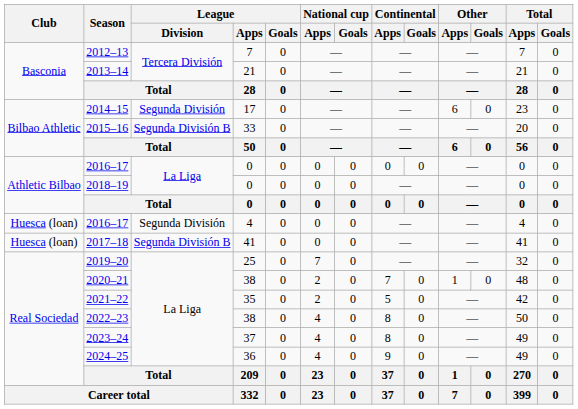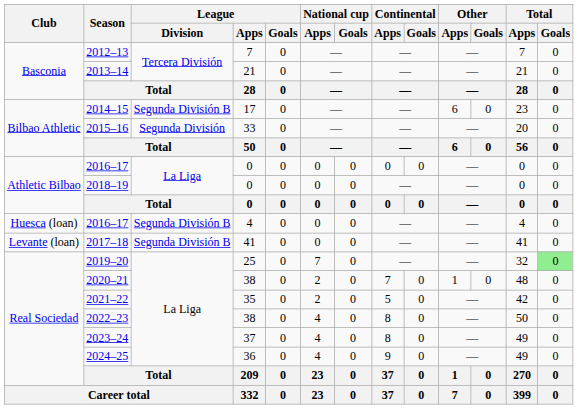(182, 109) Segunda División -> (182, 109) Segunda División B
(182, 128) Segunda División B -> (182, 128) Segunda División
(182, 223) Segunda División -> (182, 223) Segunda División B
(44, 242) Huesca (loan) -> (44, 242) Levante (loan)
(555, 261) no background -> (555, 261) lightgreen background
